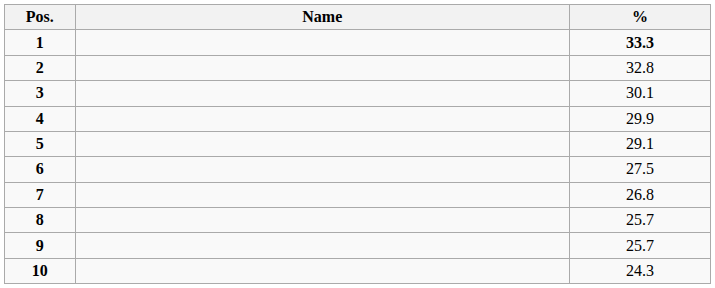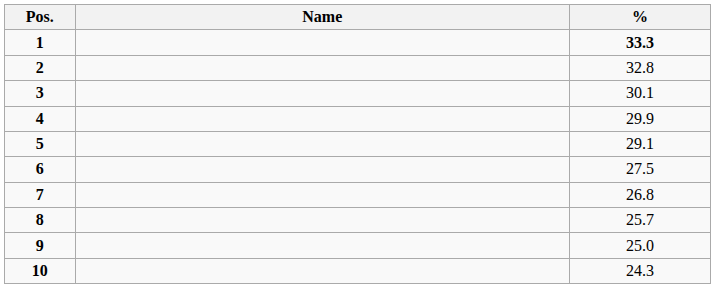(640, 245) 25.7 -> (640, 245) 25.0
